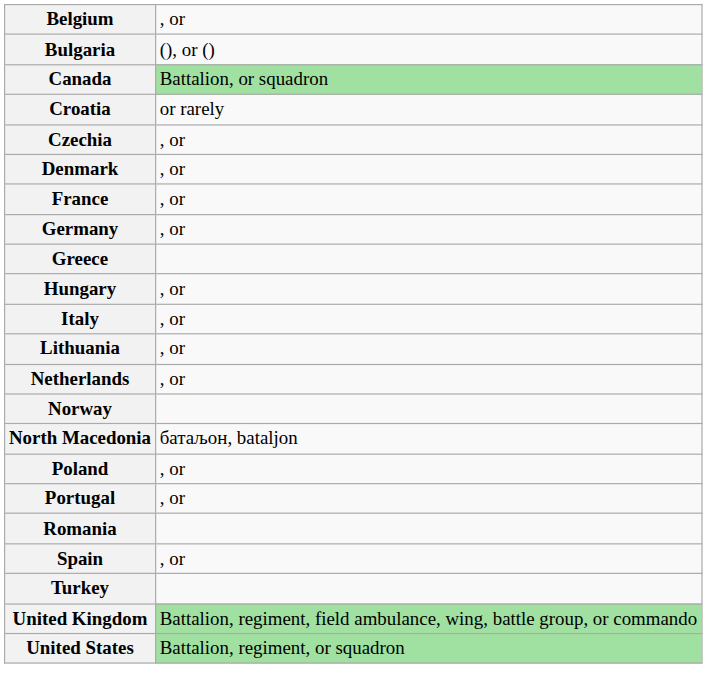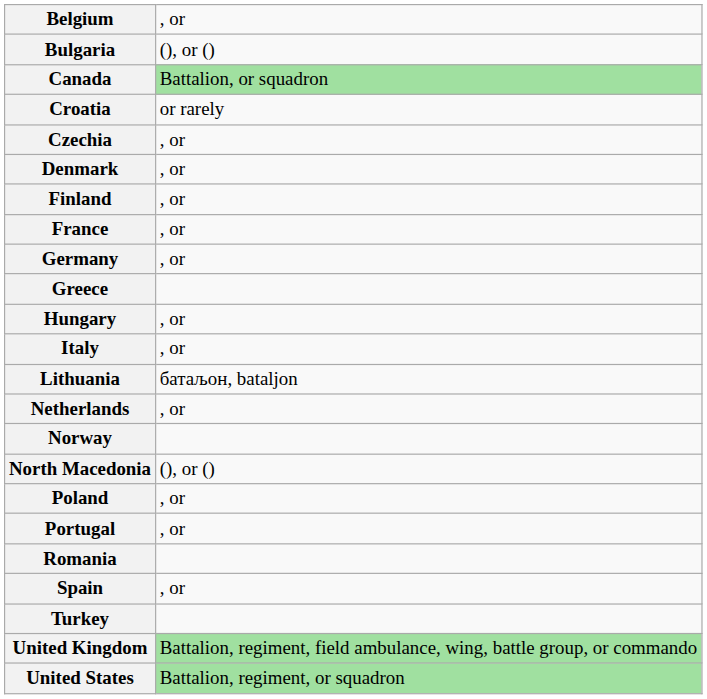+ row: (80, 199)
(172, 348) , or -> (229, 378) батаљон, bataljon
(229, 438) батаљон, bataljon -> (187, 468) (), or ()
